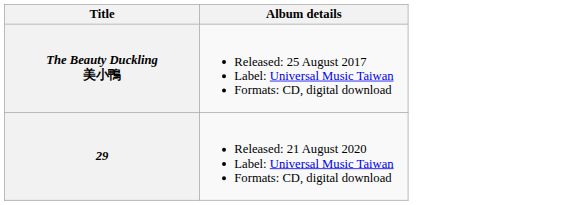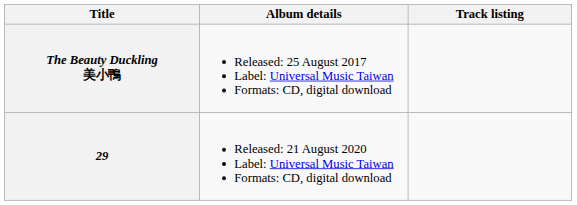+ column: (490, 14)
